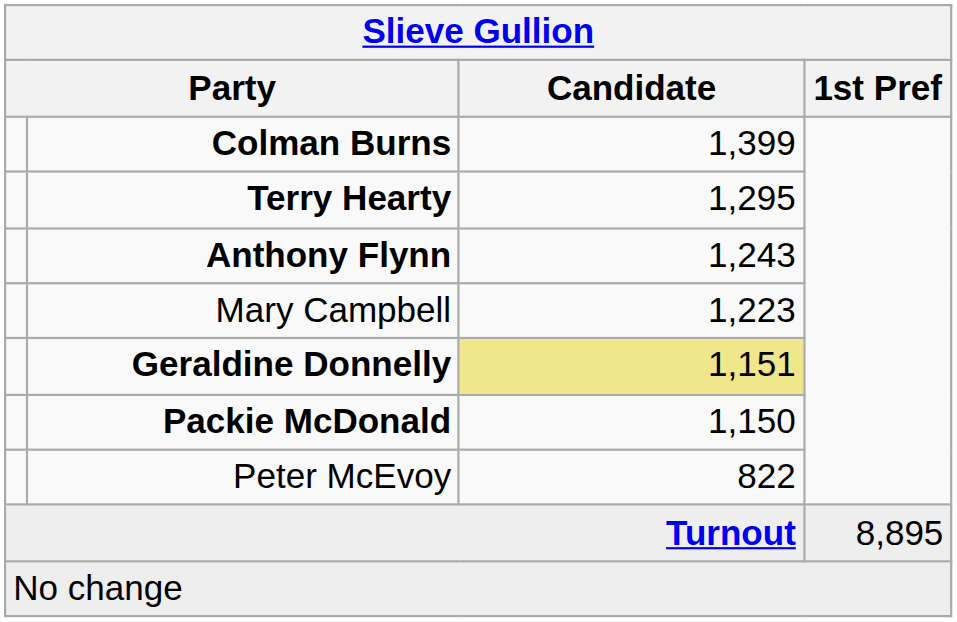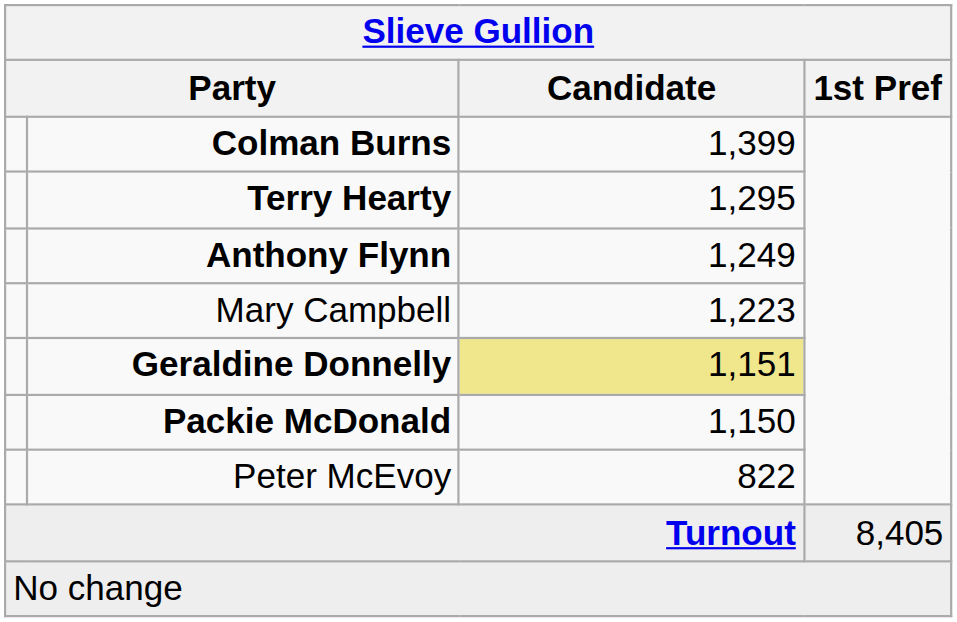(752, 254) 1,243 -> (752, 254) 1,249
(900, 532) 8,895 -> (900, 532) 8,405
